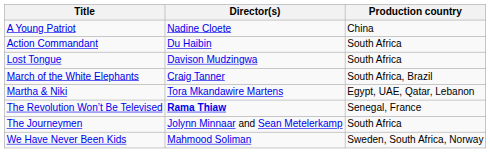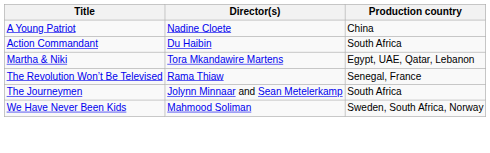- row: (34, 60)
- row: (73, 76)
(197, 108) bold -> (195, 76) normal
